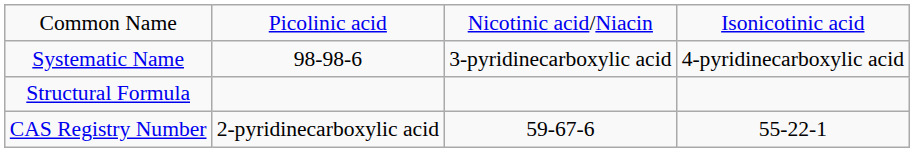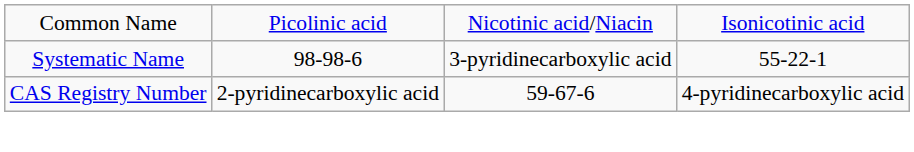(793, 58) 4-pyridinecarboxylic acid -> (793, 58) 55-22-1
- row: (108, 93)
(793, 129) 55-22-1 -> (793, 93) 4-pyridinecarboxylic acid
